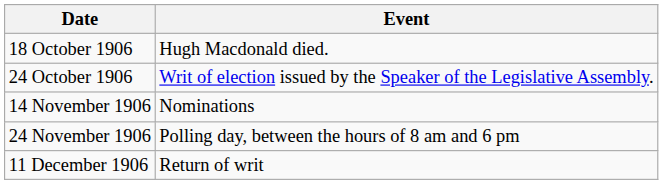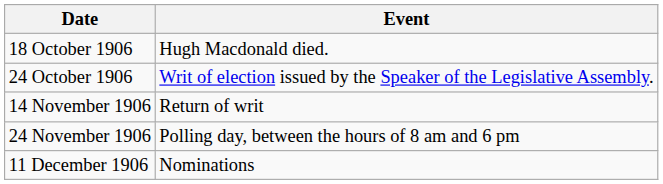(207, 106) Nominations -> (211, 106) Return of writ
(211, 164) Return of writ -> (207, 164) Nominations
